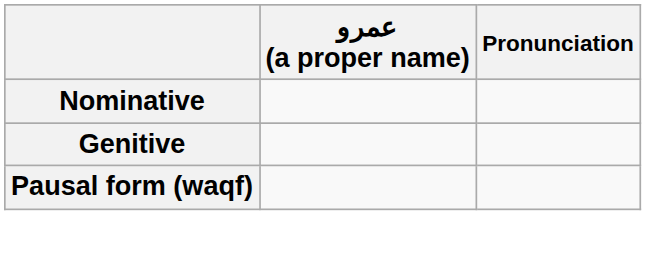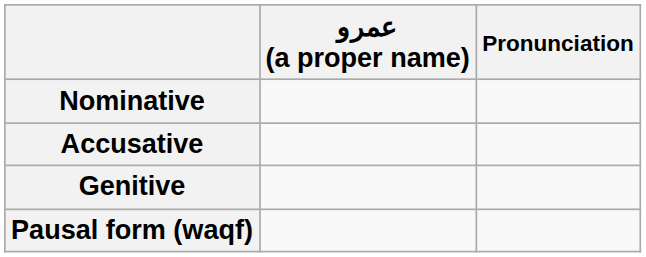+ row: (132, 143)
